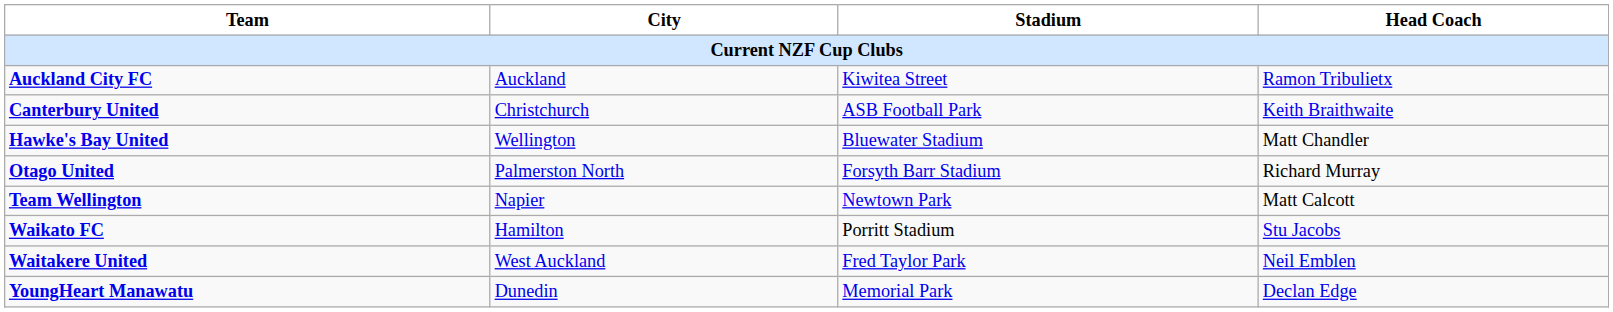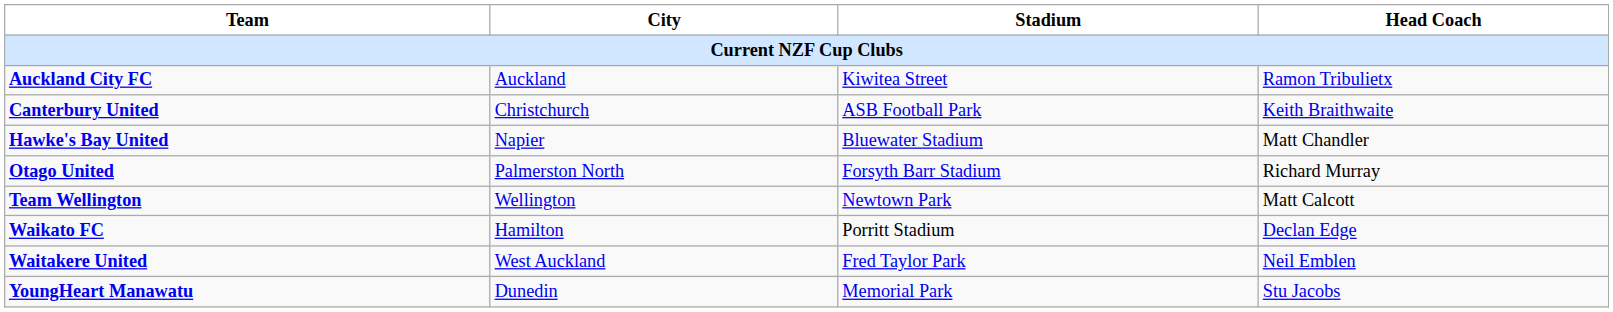(535, 140) Wellington -> (520, 140) Napier
(520, 200) Napier -> (535, 200) Wellington
(1302, 231) Stu Jacobs -> (1310, 231) Declan Edge
(1310, 291) Declan Edge -> (1302, 291) Stu Jacobs
